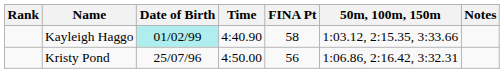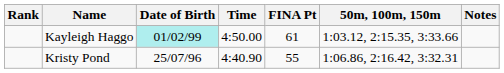(242, 36) 4:40.90 -> (242, 36) 4:50.00
(292, 36) 58 -> (292, 36) 61
(242, 57) 4:50.00 -> (242, 57) 4:40.90
(292, 57) 56 -> (292, 57) 55
